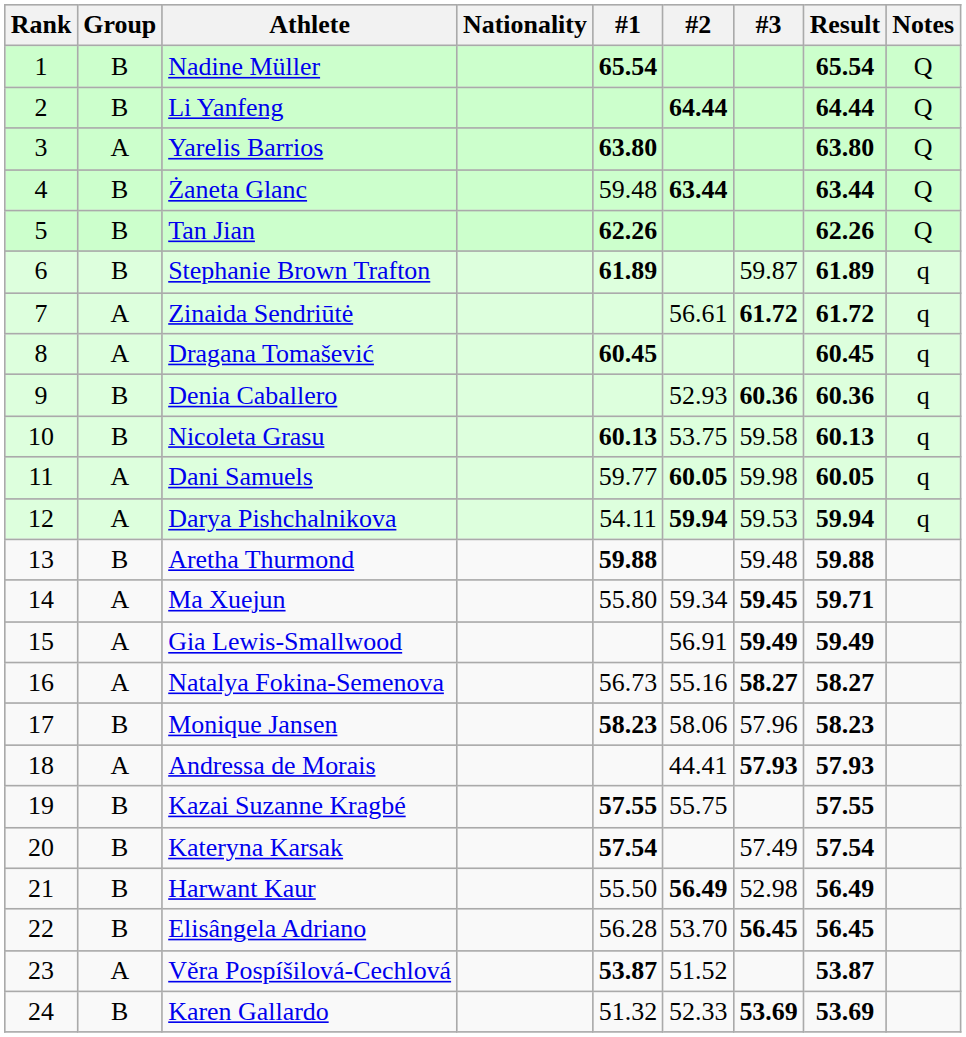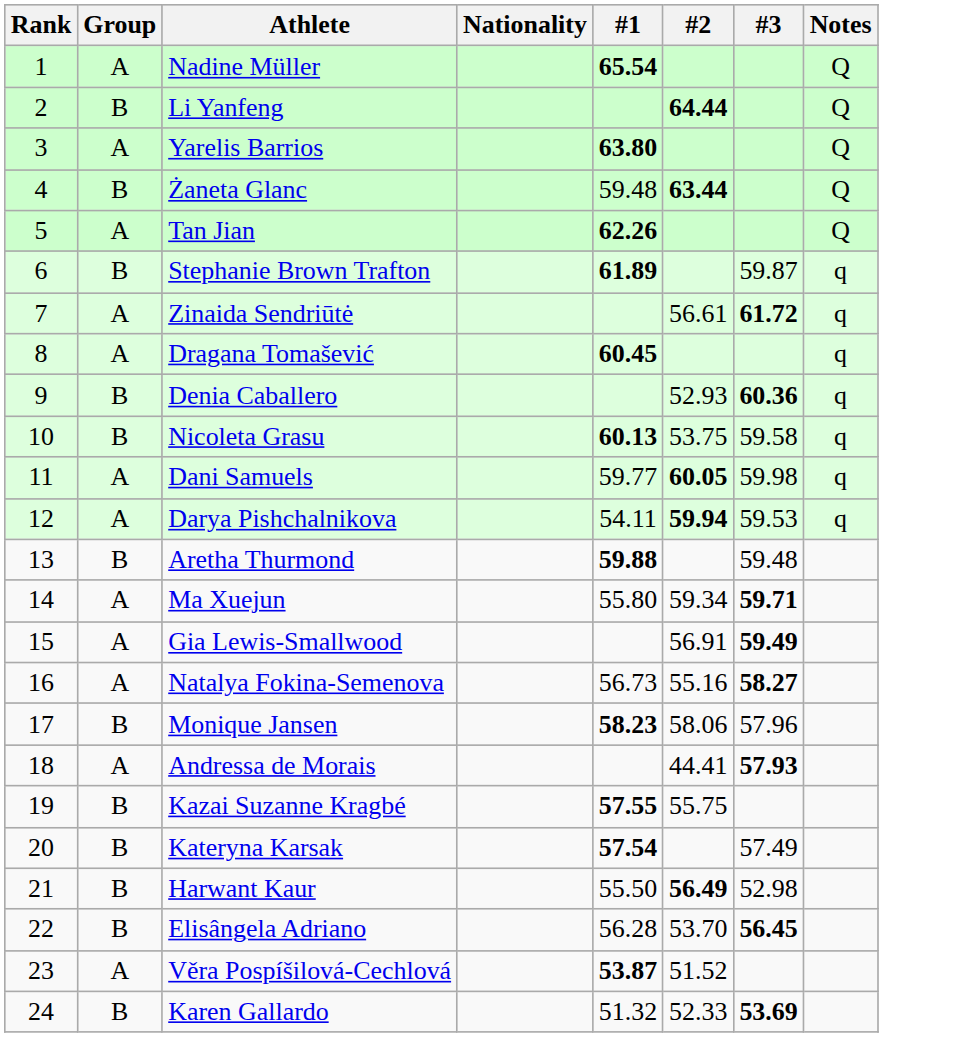- column: (845, 25)
(120, 66) B -> (120, 66) A
(120, 230) B -> (120, 230) A
(769, 600) 59.45 -> (769, 600) 59.71
